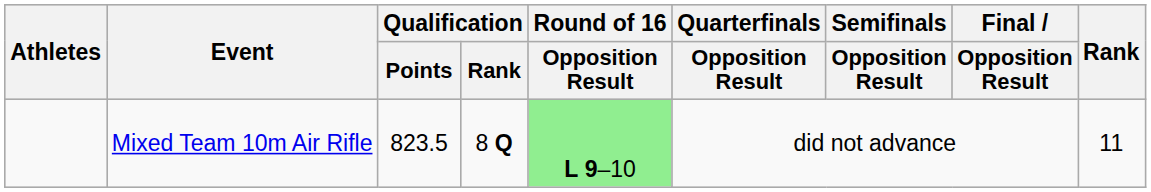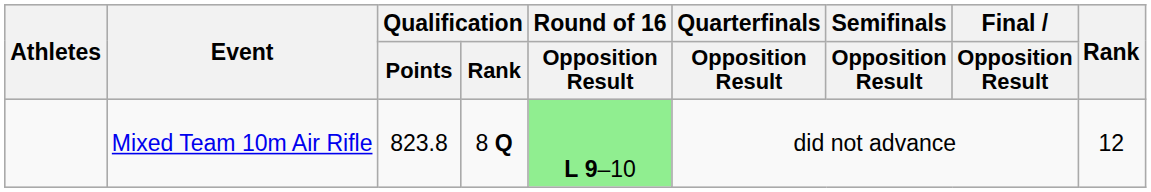(419, 144) 823.5 -> (419, 144) 823.8
(1111, 144) 11 -> (1111, 144) 12
